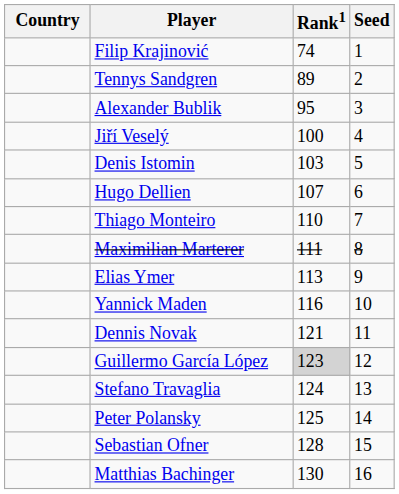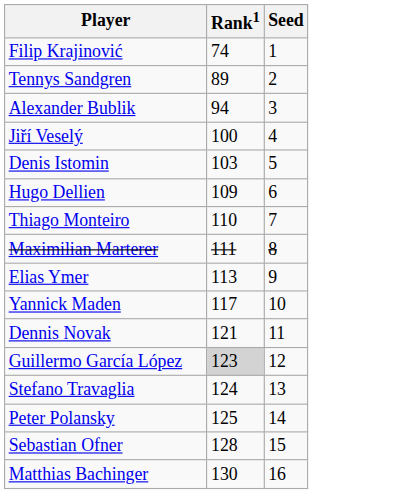- column: (47, 20)
(306, 107) 95 -> (220, 107) 94
(310, 192) 107 -> (224, 192) 109
(310, 305) 116 -> (224, 305) 117
